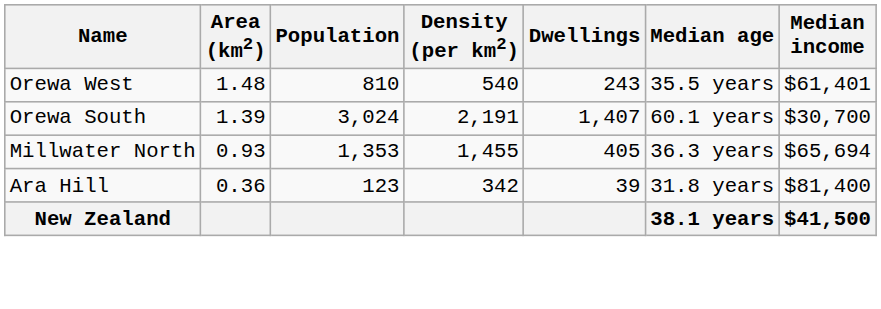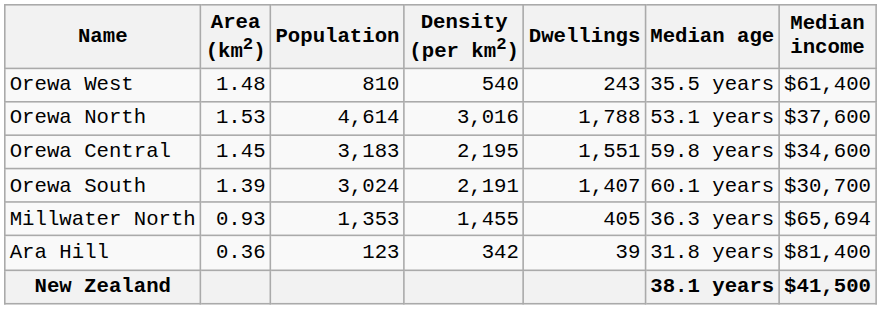(828, 84) $61,401 -> (828, 84) $61,400
+ row: (78, 118)
+ row: (90, 152)
